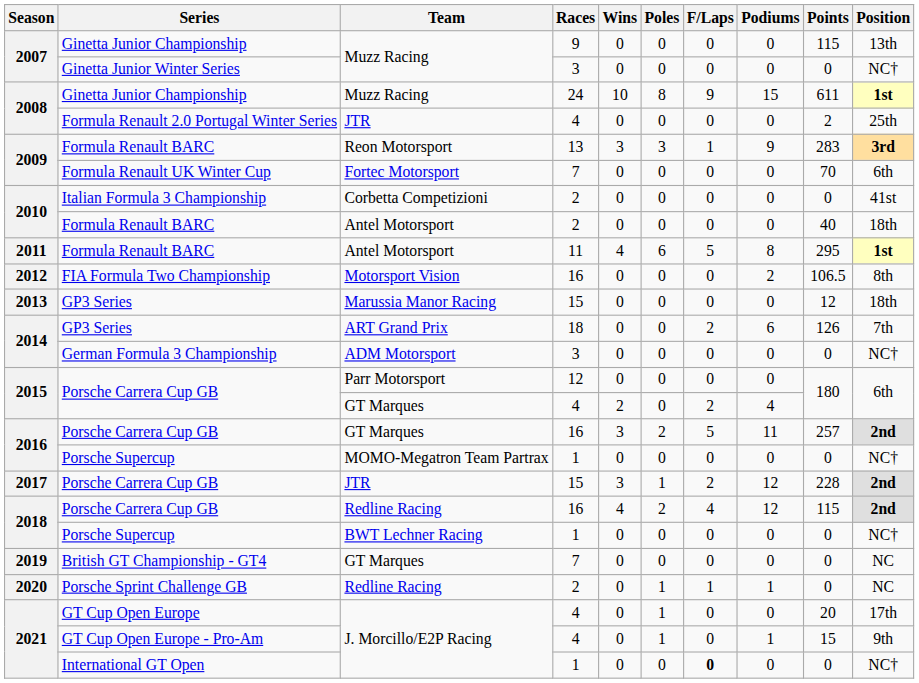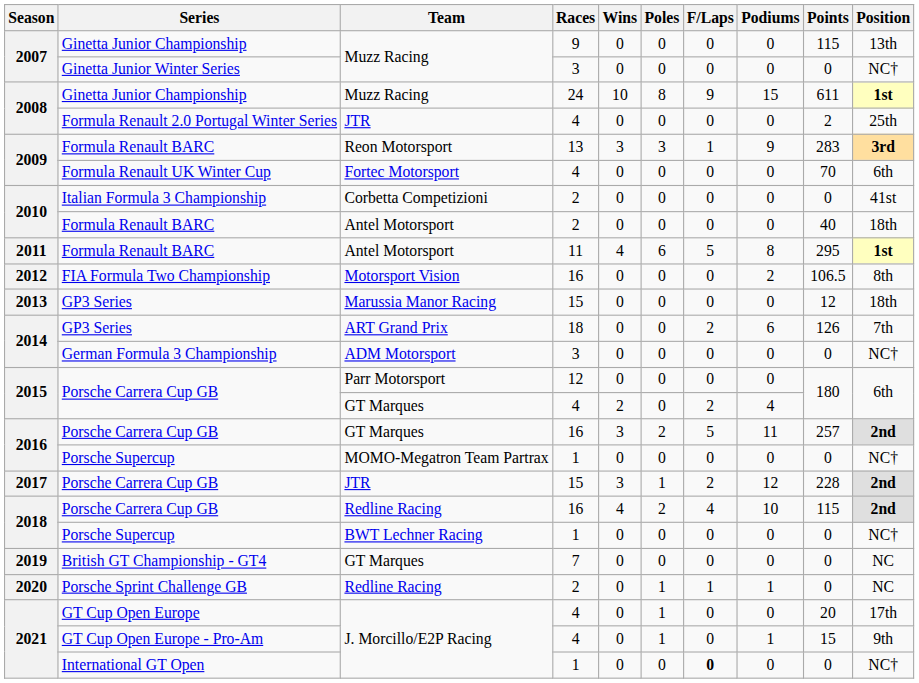(576, 173) 7 -> (576, 173) 4
(770, 509) 12 -> (770, 509) 10
